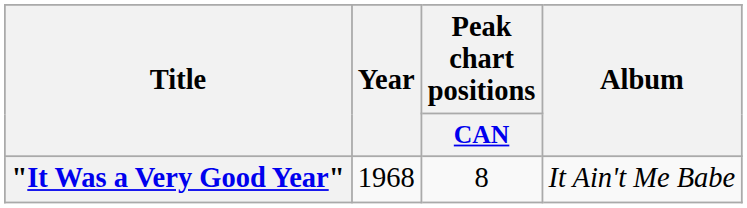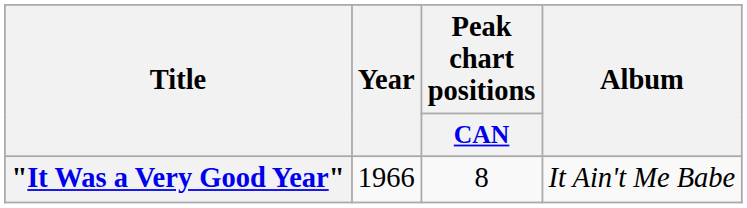(386, 178) 1968 -> (386, 178) 1966
